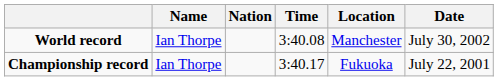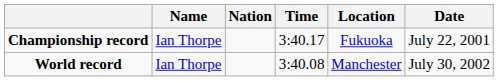rows swapped: (78, 40) <-> (78, 64)
